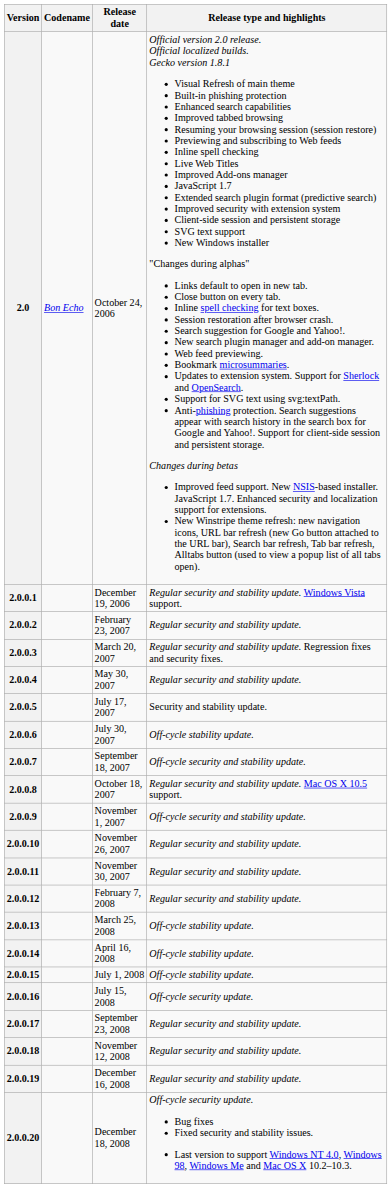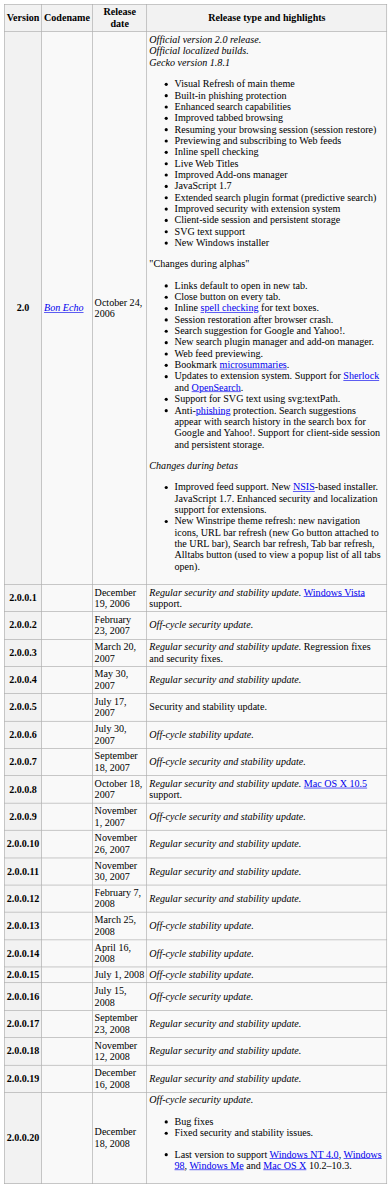(225, 625) Regular security and stability update. -> (201, 625) Off-cycle security update.
